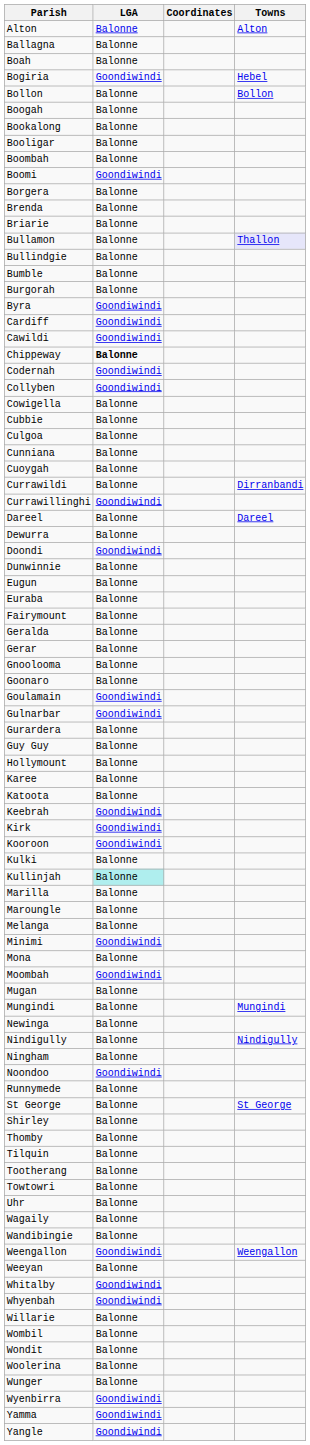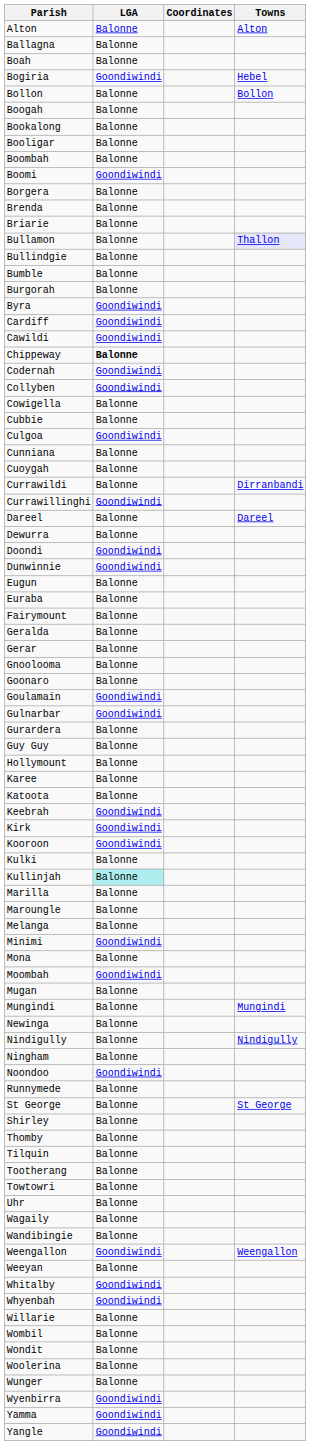(117, 437) Balonne -> (129, 437) Goondiwindi
(117, 567) Balonne -> (129, 567) Goondiwindi
